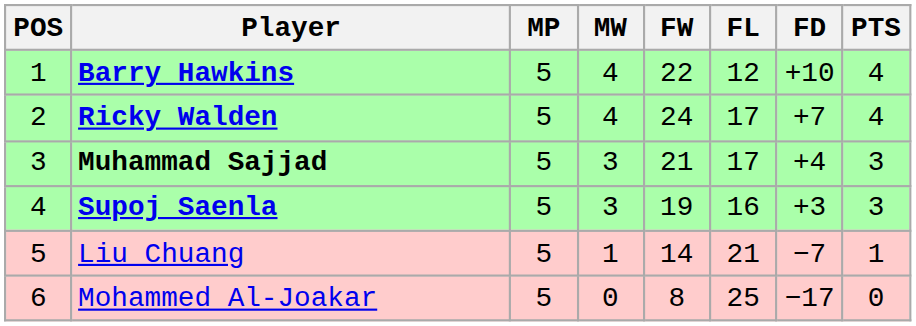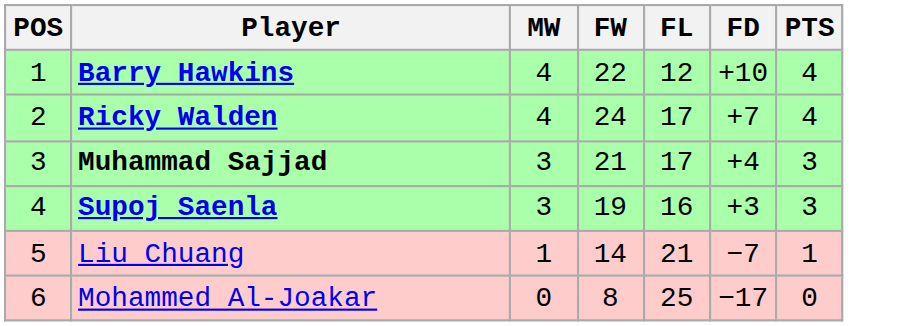- column: (544, 28)
